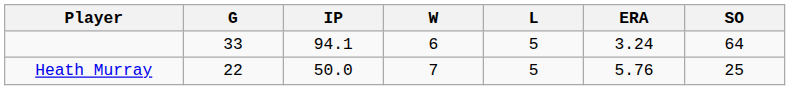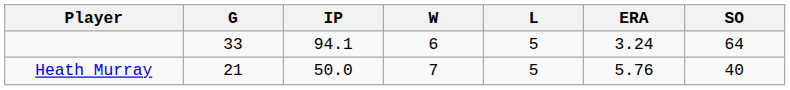(233, 71) 22 -> (233, 71) 21
(734, 71) 25 -> (734, 71) 40
